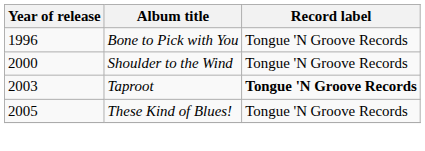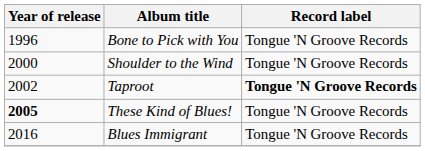(23, 87) 2003 -> (23, 87) 2002
(23, 110) normal -> (23, 110) bold
+ row: (157, 134)
